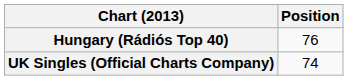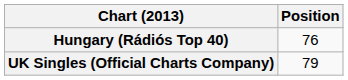(310, 63) 74 -> (310, 63) 79
